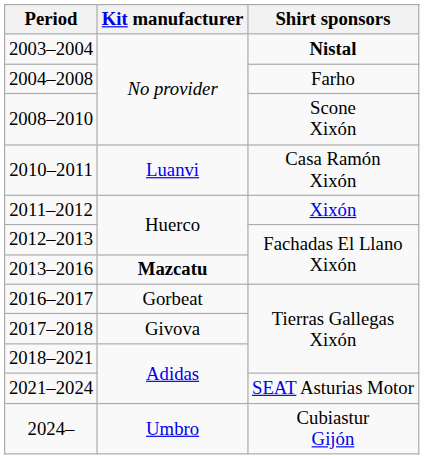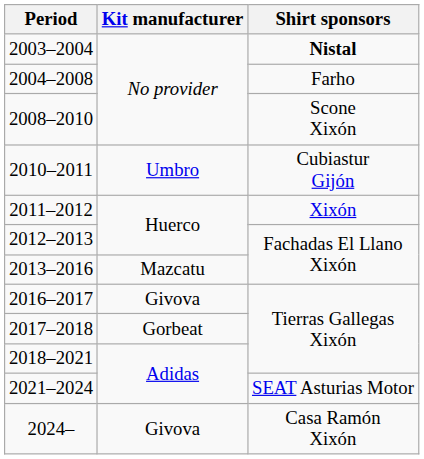(173, 169) Luanvi -> (173, 169) Umbro
(333, 169) Casa Ramón Xixón -> (333, 169) Cubiastur Gijón
(173, 269) bold -> (173, 269) normal
(173, 298) Gorbeat -> (173, 298) Givova
(173, 328) Givova -> (173, 328) Gorbeat
(173, 428) Umbro -> (173, 428) Givova
(333, 428) Cubiastur Gijón -> (333, 428) Casa Ramón Xixón
